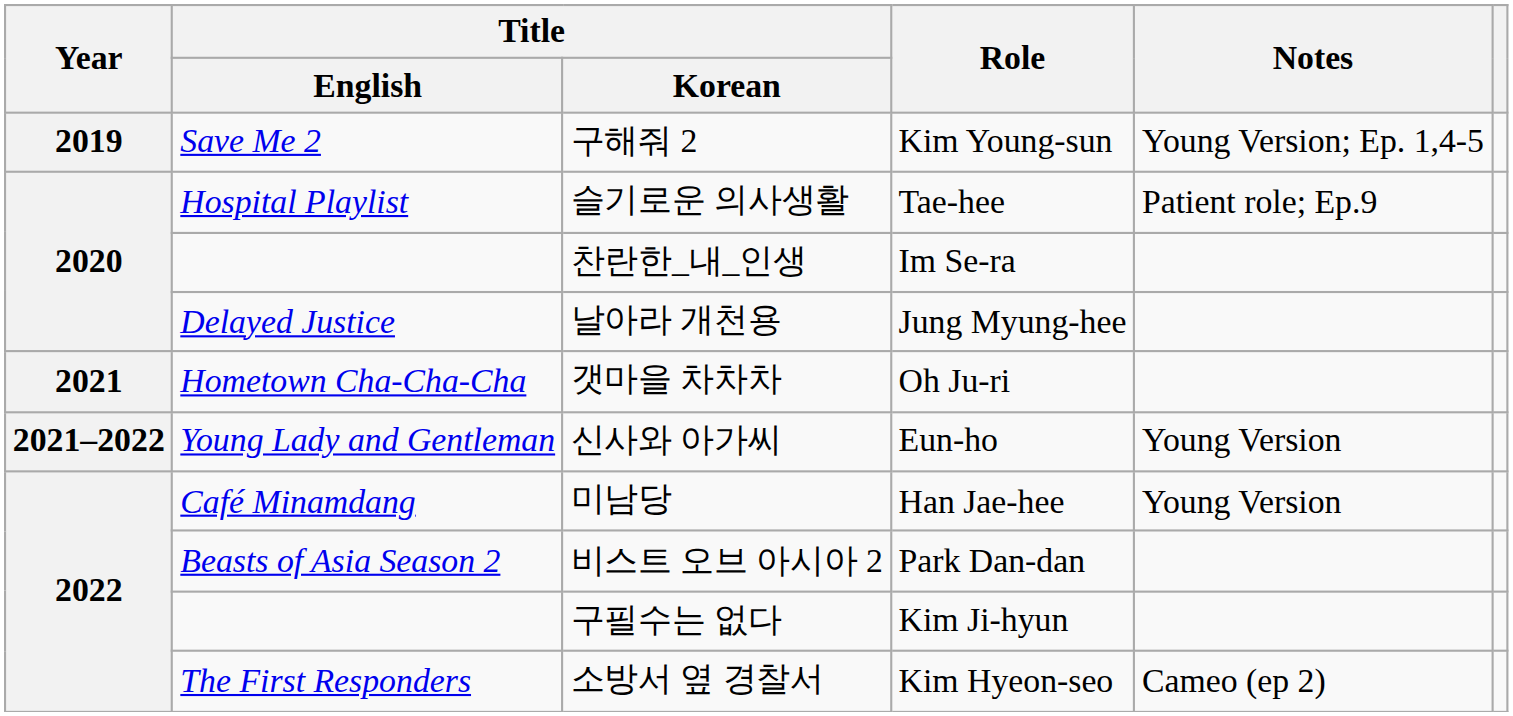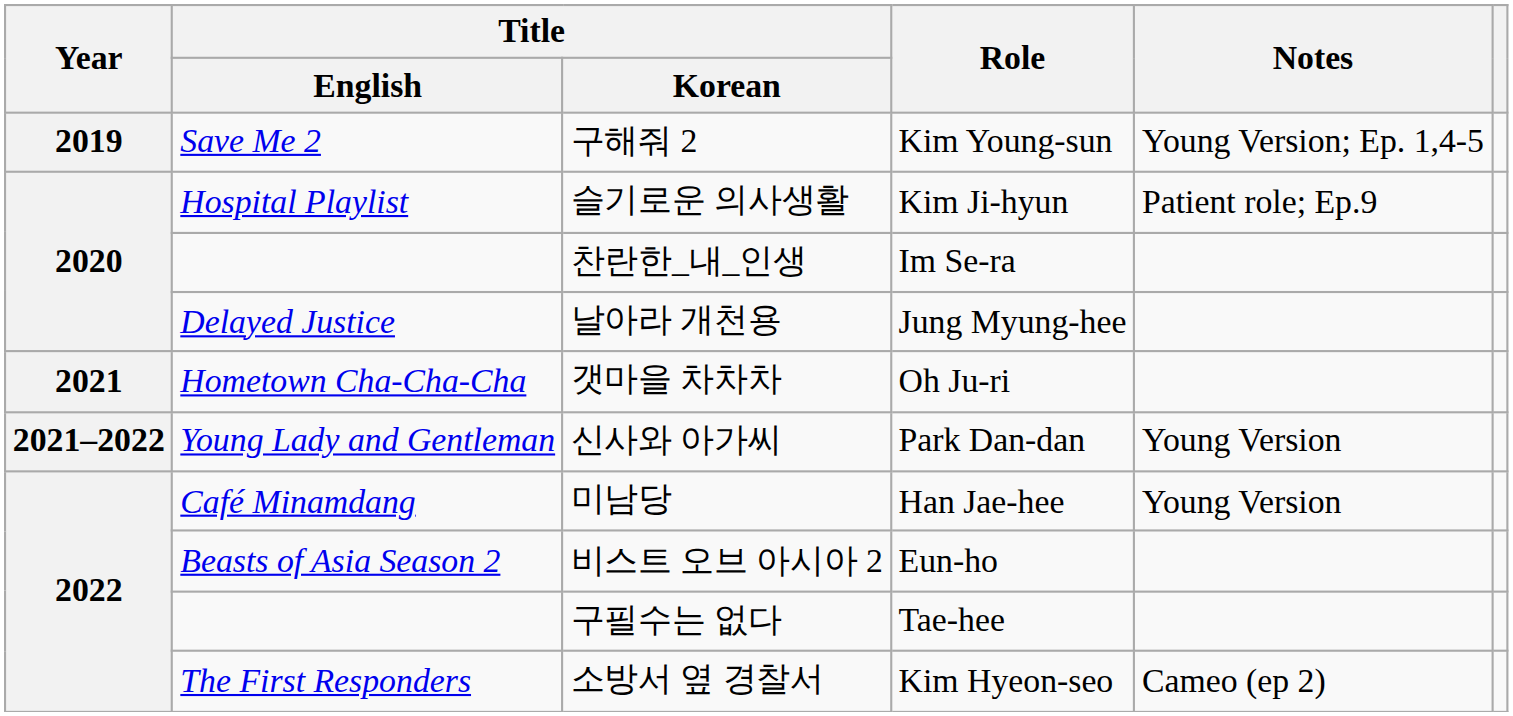(952, 201) Tae-hee -> (983, 201) Kim Ji-hyun
(948, 440) Eun-ho -> (992, 440) Park Dan-dan
(992, 560) Park Dan-dan -> (948, 560) Eun-ho
(983, 620) Kim Ji-hyun -> (952, 620) Tae-hee
